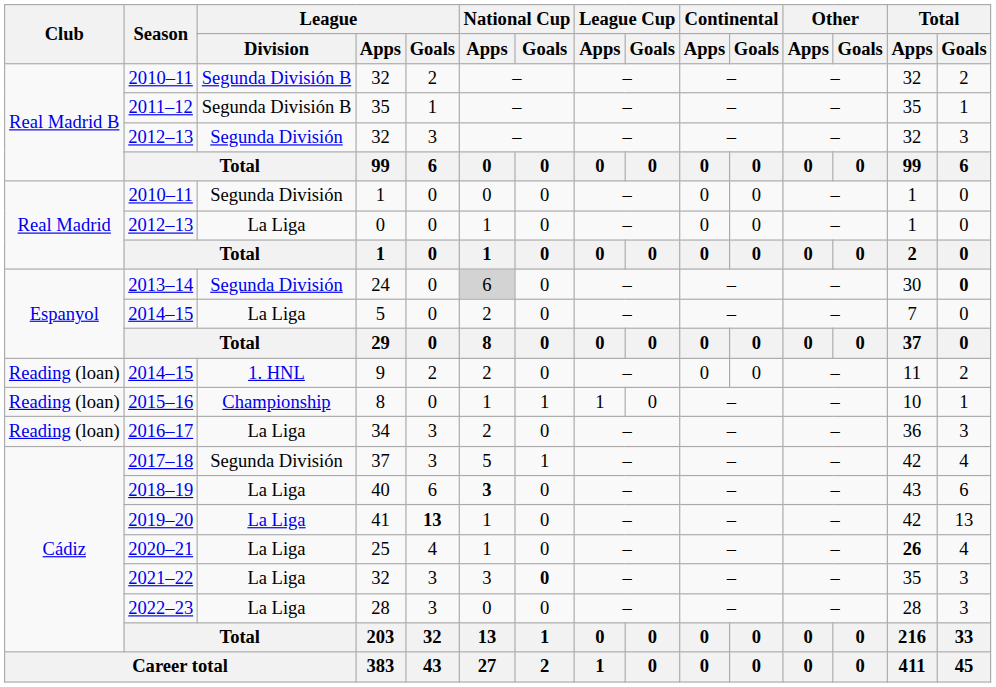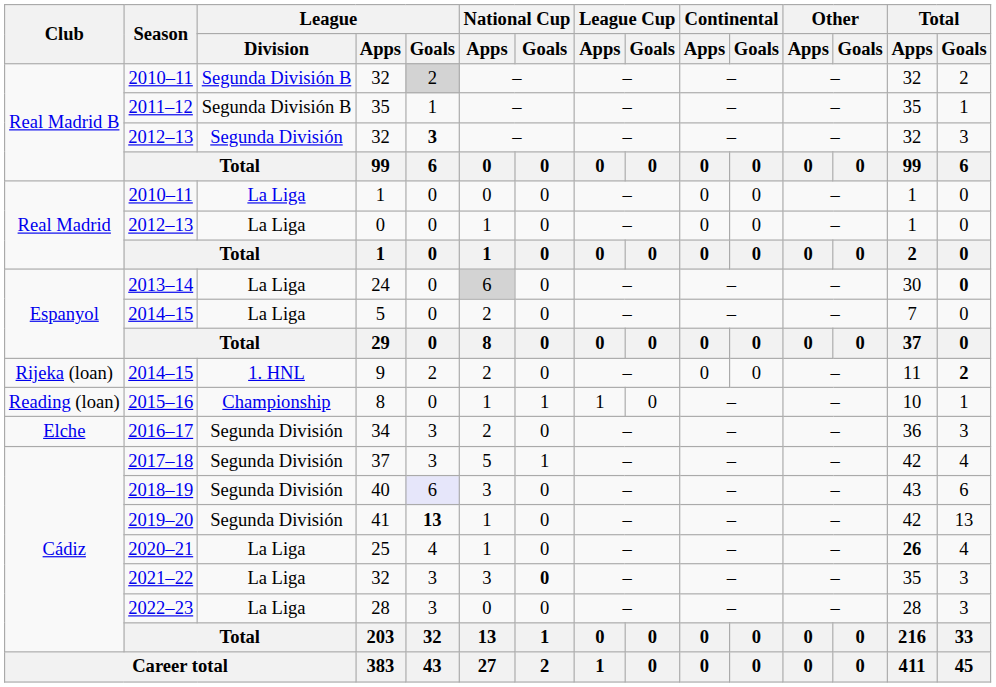(432, 78) no background -> (432, 78) lightgrey background
(432, 136) normal -> (432, 136) bold
(276, 195) Segunda División -> (277, 195) La Liga
(276, 284) Segunda División -> (277, 284) La Liga
(64, 372) Reading (loan) -> (64, 372) Rijeka (loan)
(964, 372) normal -> (964, 372) bold
(64, 431) Reading (loan) -> (64, 431) Elche
(277, 431) La Liga -> (276, 431) Segunda División
(277, 490) La Liga -> (276, 490) Segunda División
(432, 490) no background -> (432, 490) lavender background
(487, 490) bold -> (487, 490) normal
(277, 519) La Liga -> (276, 519) Segunda División
